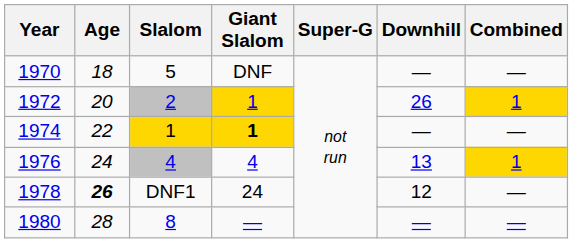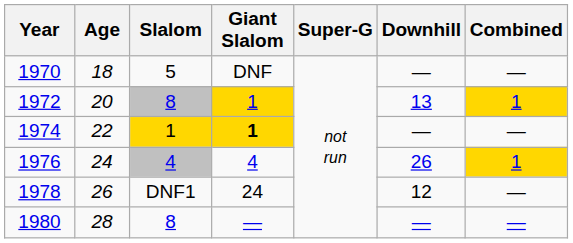(171, 101) 2 -> (171, 101) 8
(421, 101) 26 -> (421, 101) 13
(421, 161) 13 -> (421, 161) 26
(102, 191) bold -> (102, 191) normal
